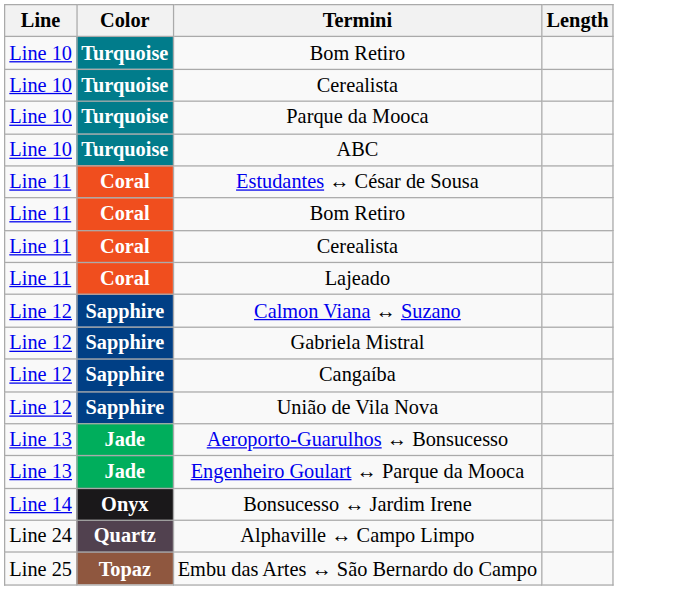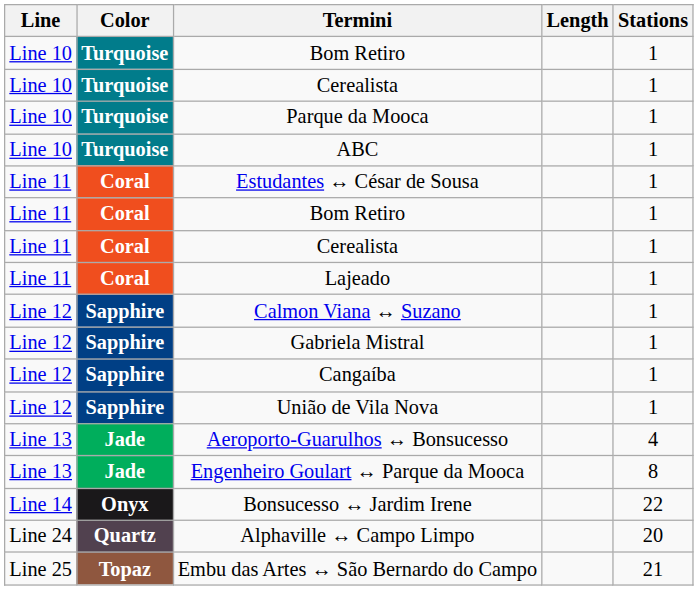+ column: (653, 20)
